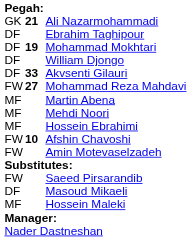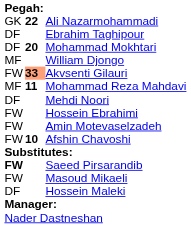(31, 21) 21 -> (31, 21) 22
(31, 47) 19 -> (31, 47) 20
(12, 60) DF -> (13, 60) MF
(12, 73) DF -> (14, 73) FW
(31, 73) no background -> (31, 73) lightsalmon background
(14, 86) FW -> (13, 86) MF
(31, 86) 27 -> (31, 86) 11
- row: (80, 99)
(13, 113) MF -> (12, 99) DF
(13, 126) MF -> (14, 113) FW
rows swapped: (103, 152) <-> (88, 139)
(14, 178) normal -> (14, 165) bold
(12, 191) DF -> (14, 178) FW
(13, 204) MF -> (12, 191) DF
